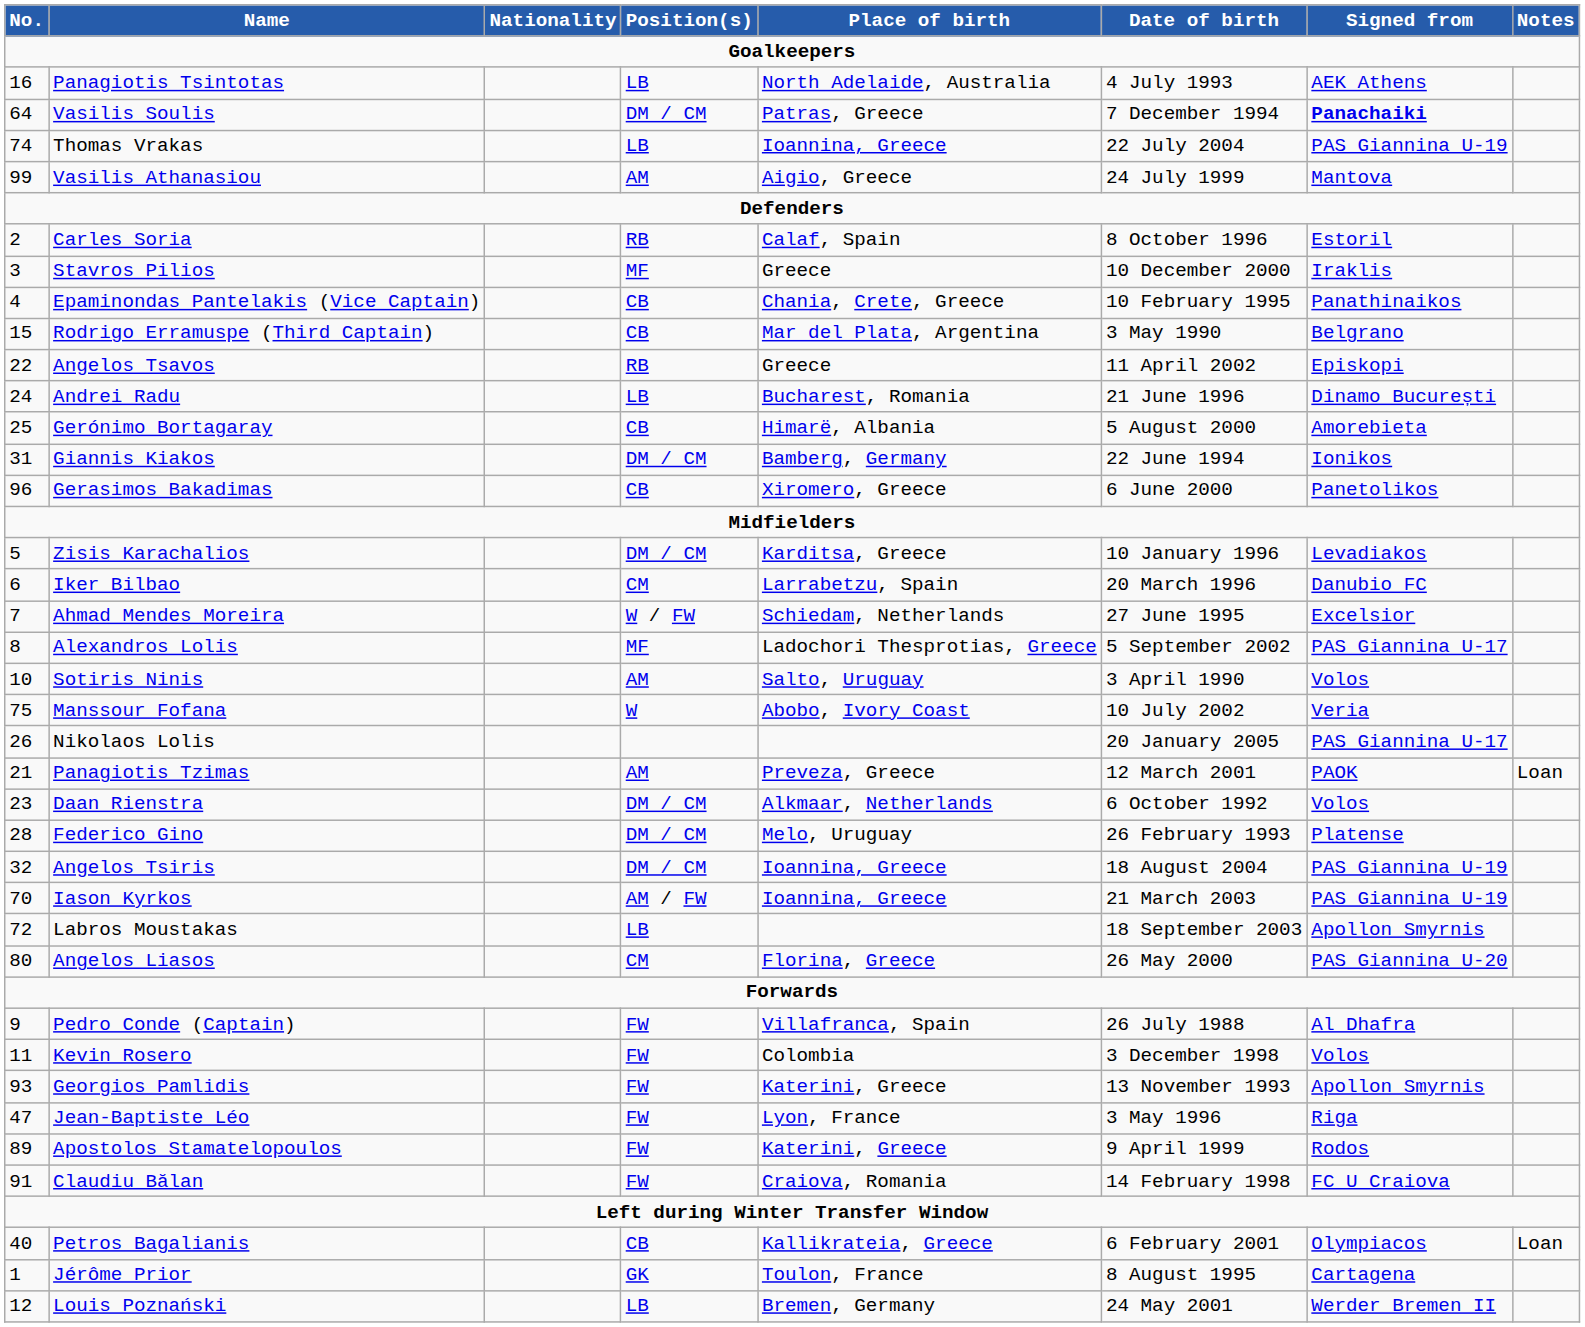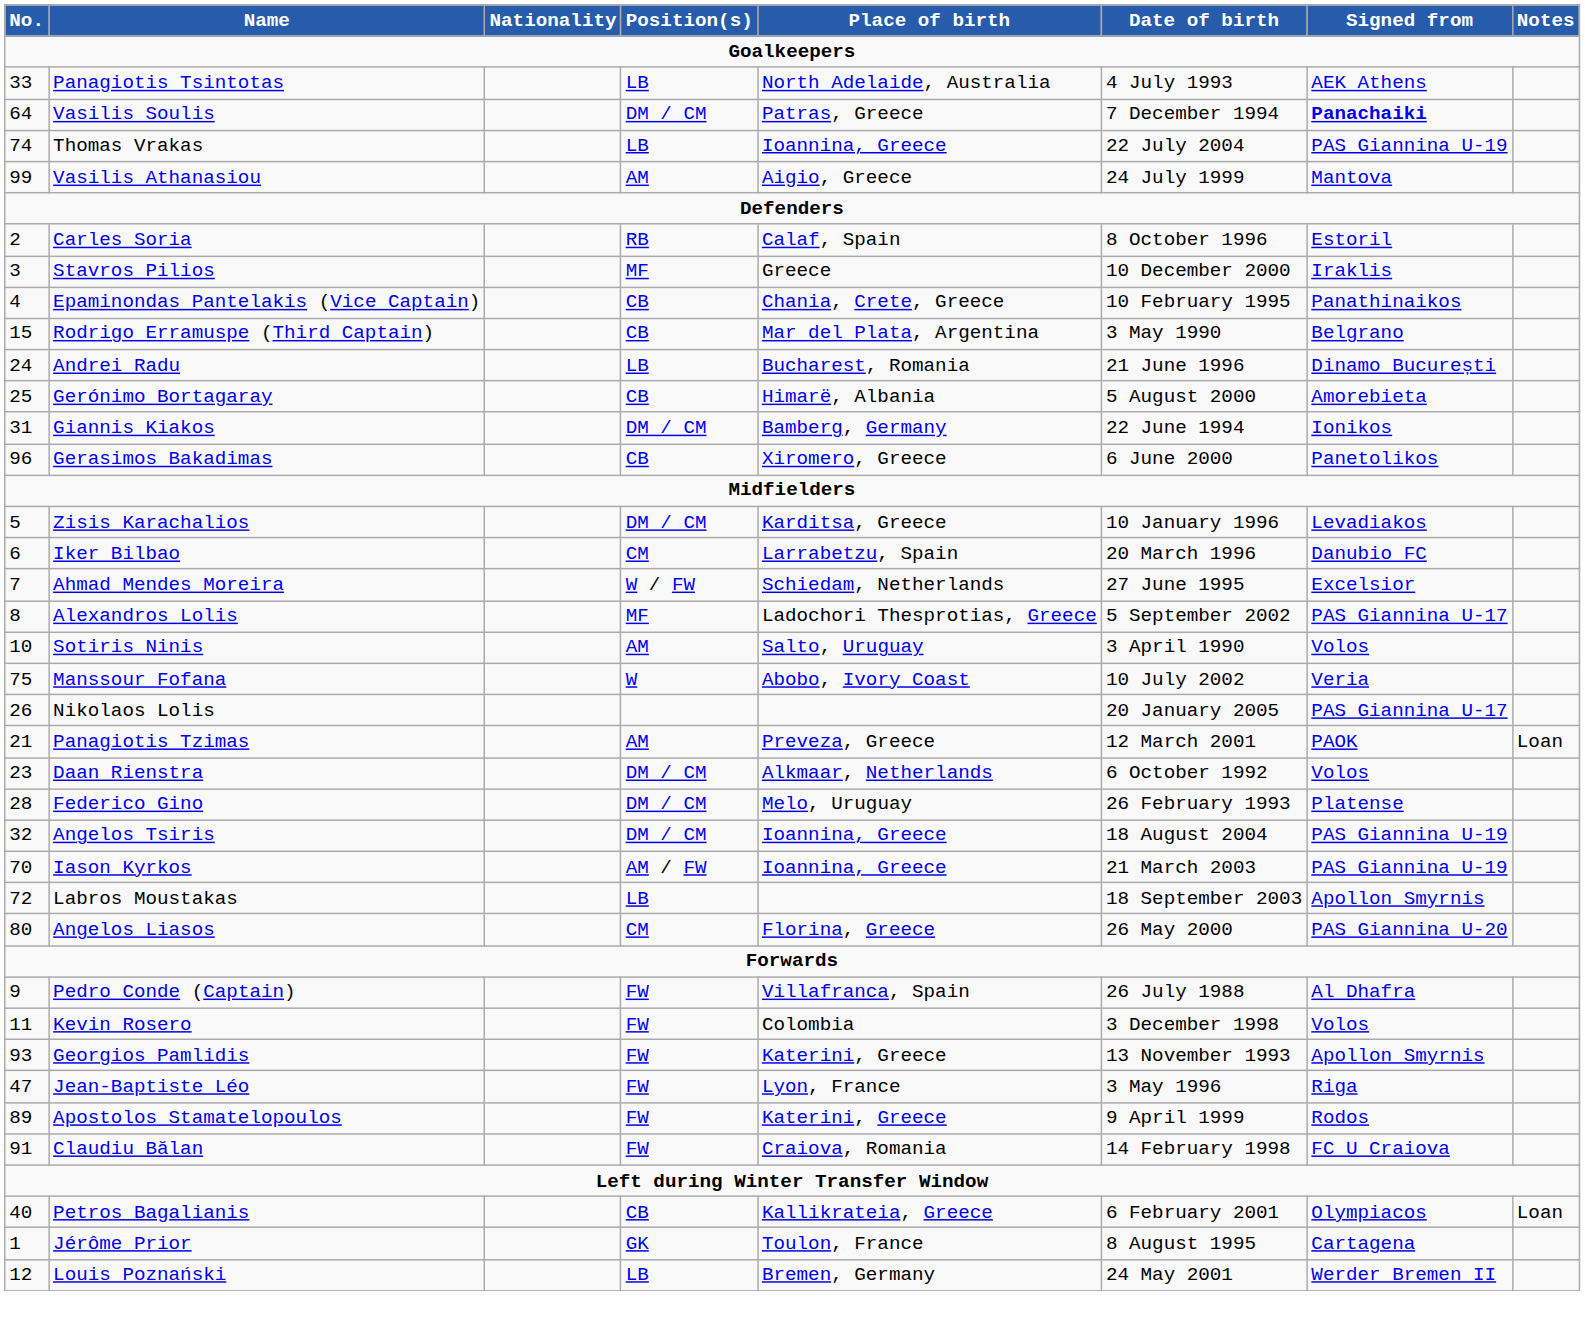(21, 83) 16 -> (21, 83) 33
- row: (134, 365)
